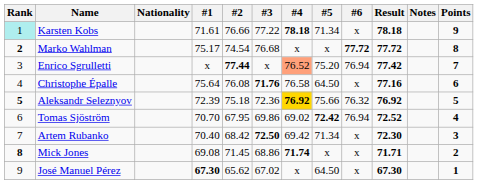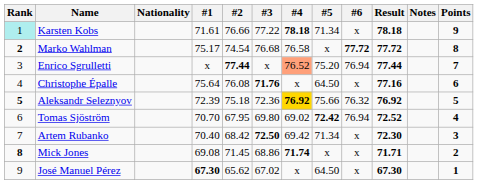(297, 48) x -> (297, 48) 76.58
(389, 65) 77.42 -> (389, 65) 77.44
(297, 83) 76.58 -> (297, 83) x
(267, 118) 69.86 -> (267, 118) 69.80
